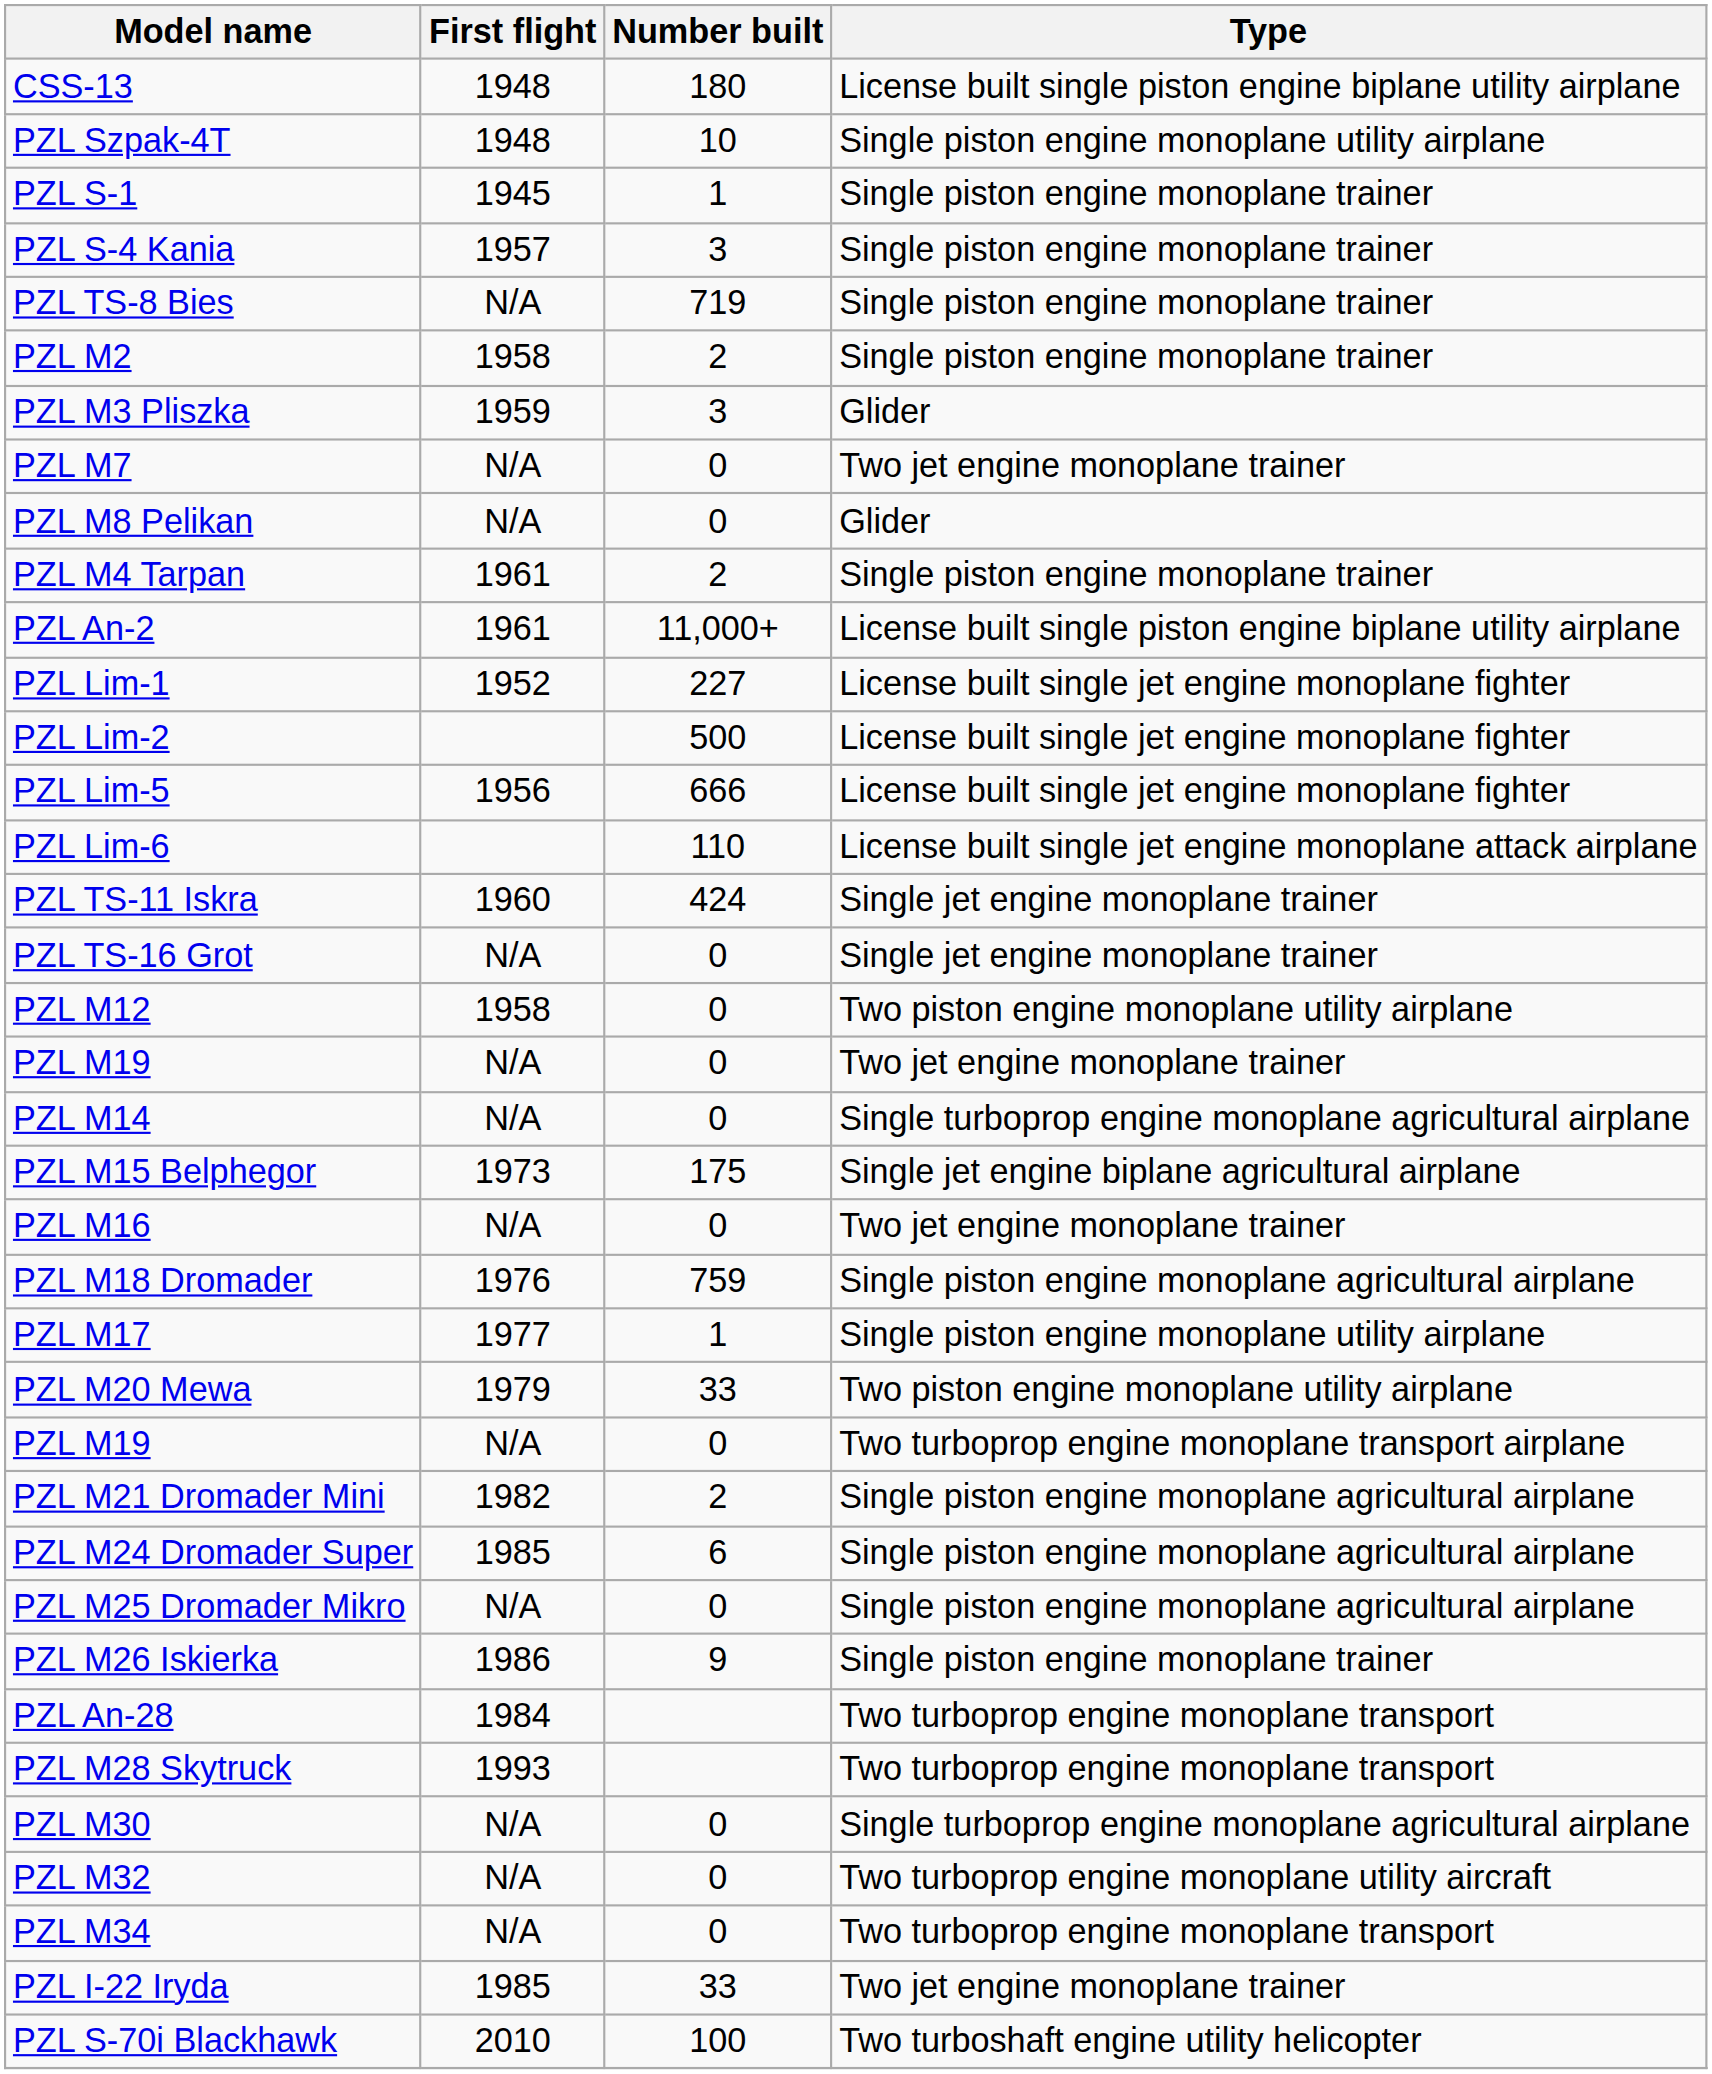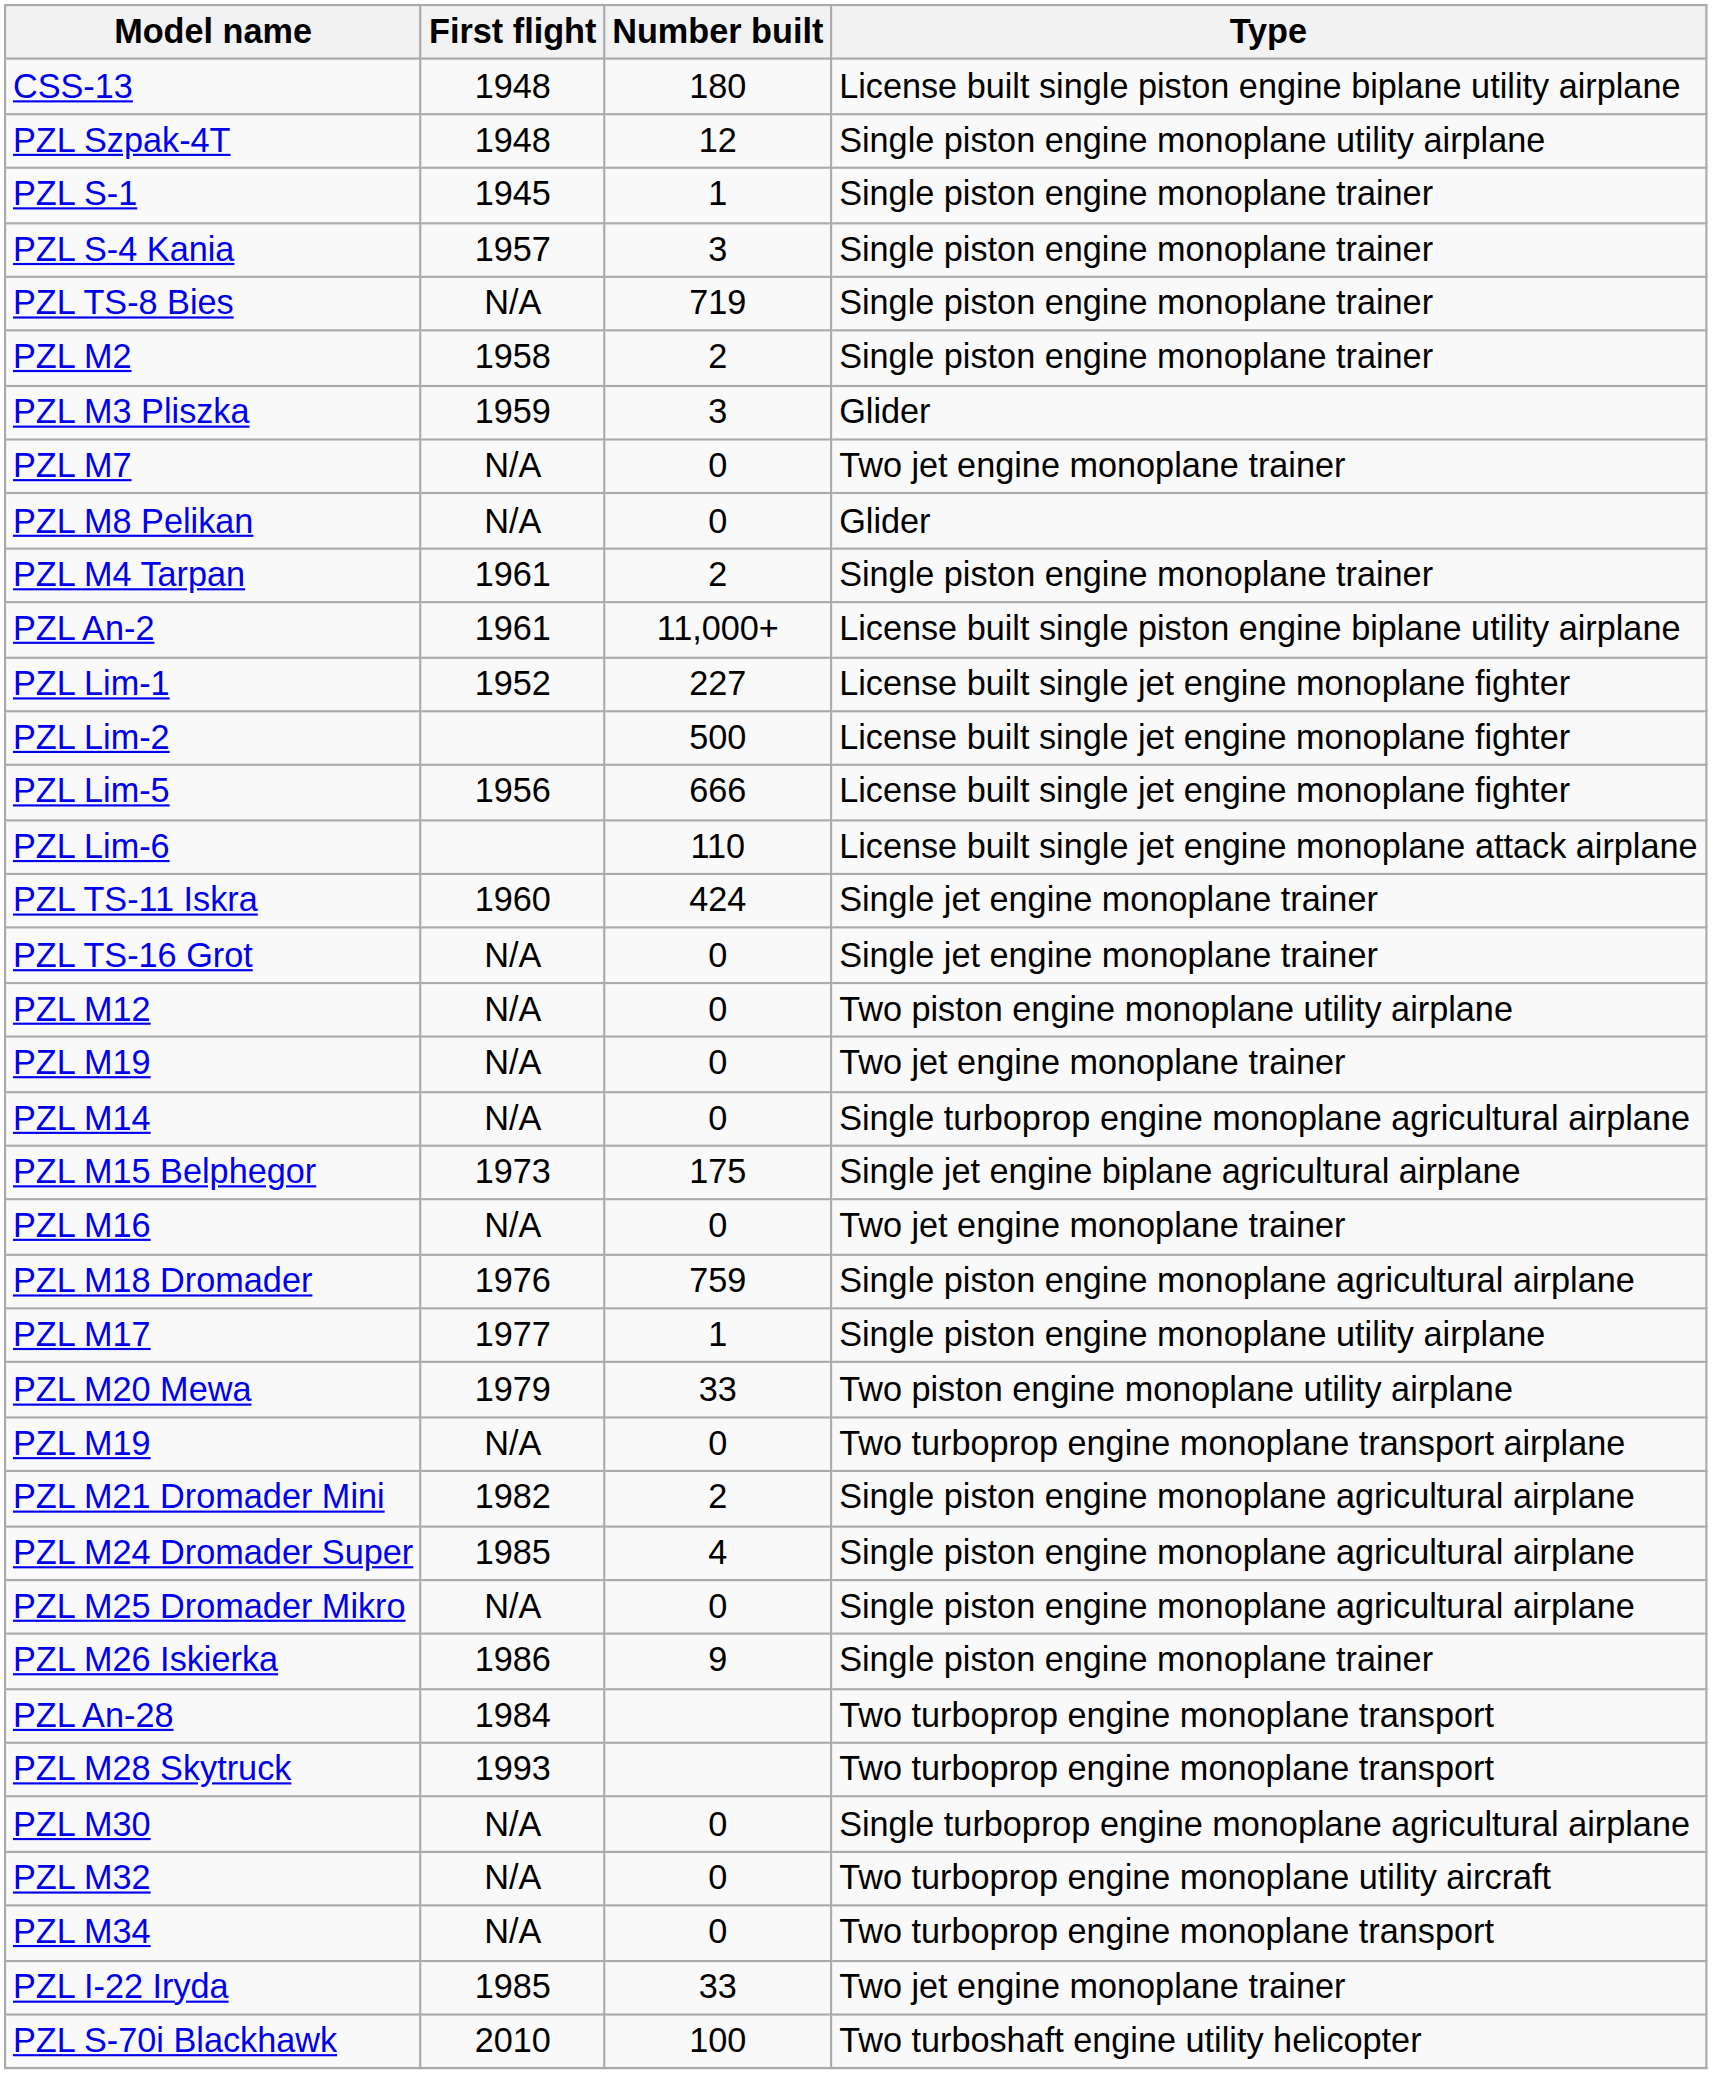(718, 140) 10 -> (718, 140) 12
(513, 1009) 1958 -> (513, 1009) N/A
(718, 1552) 6 -> (718, 1552) 4
